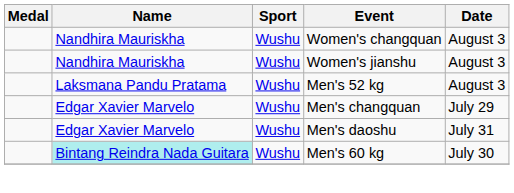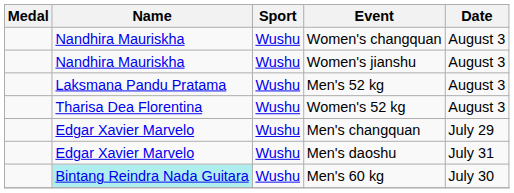+ row: (356, 108)
